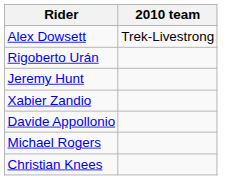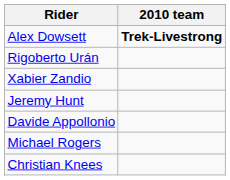(168, 36) normal -> (172, 36) bold
rows swapped: (49, 100) <-> (46, 79)
